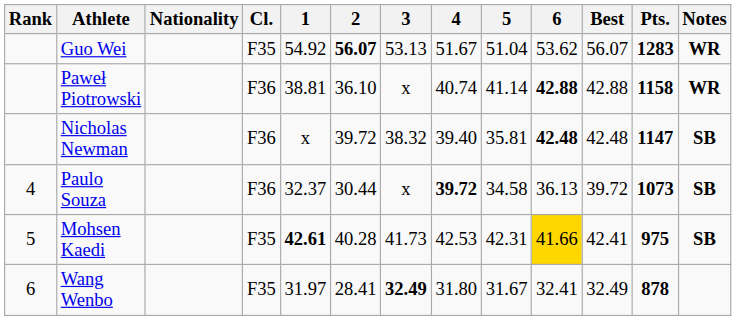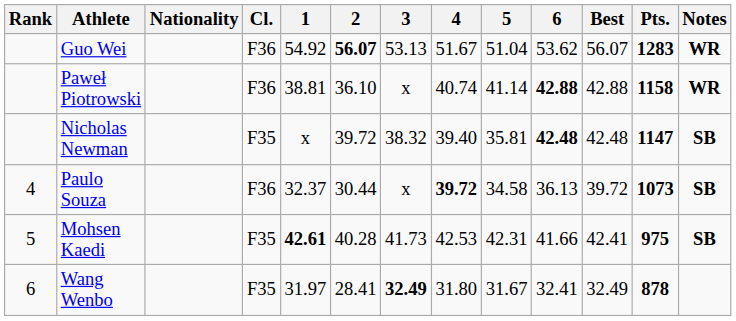(261, 48) F35 -> (261, 48) F36
(261, 138) F36 -> (261, 138) F35
(557, 239) gold background -> (557, 239) no background
